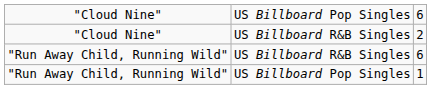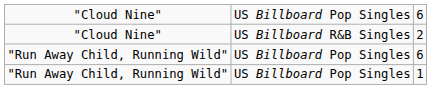(322, 54) US Billboard R&B Singles -> (322, 54) US Billboard Pop Singles
